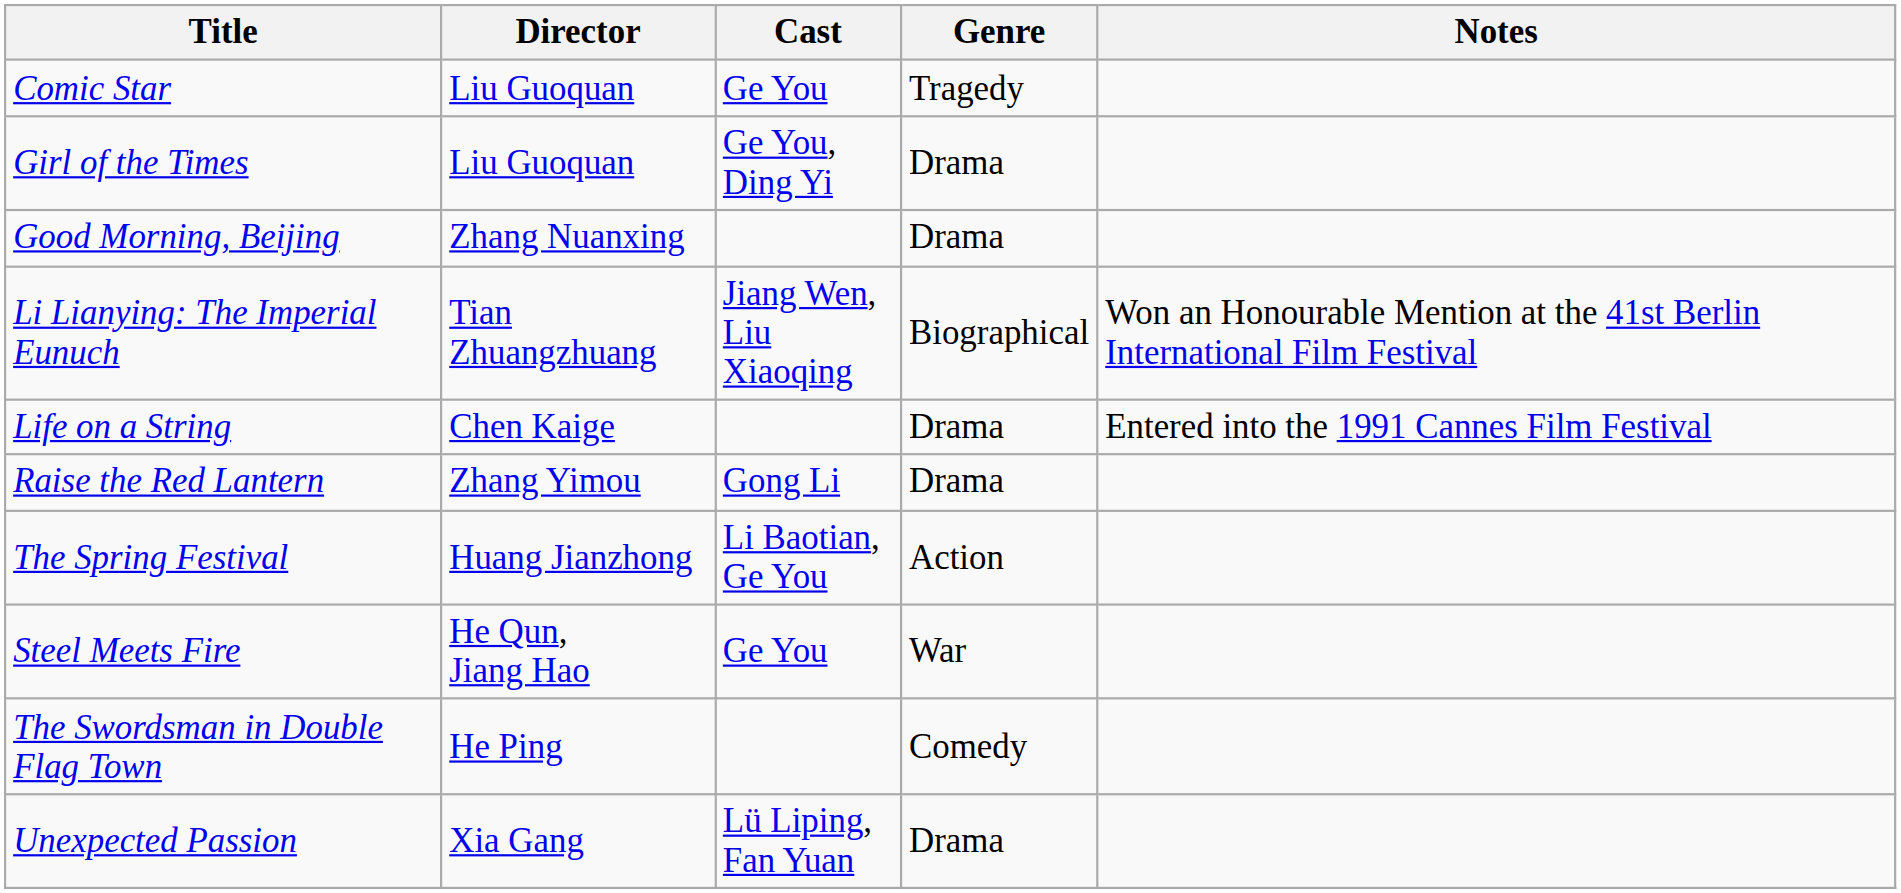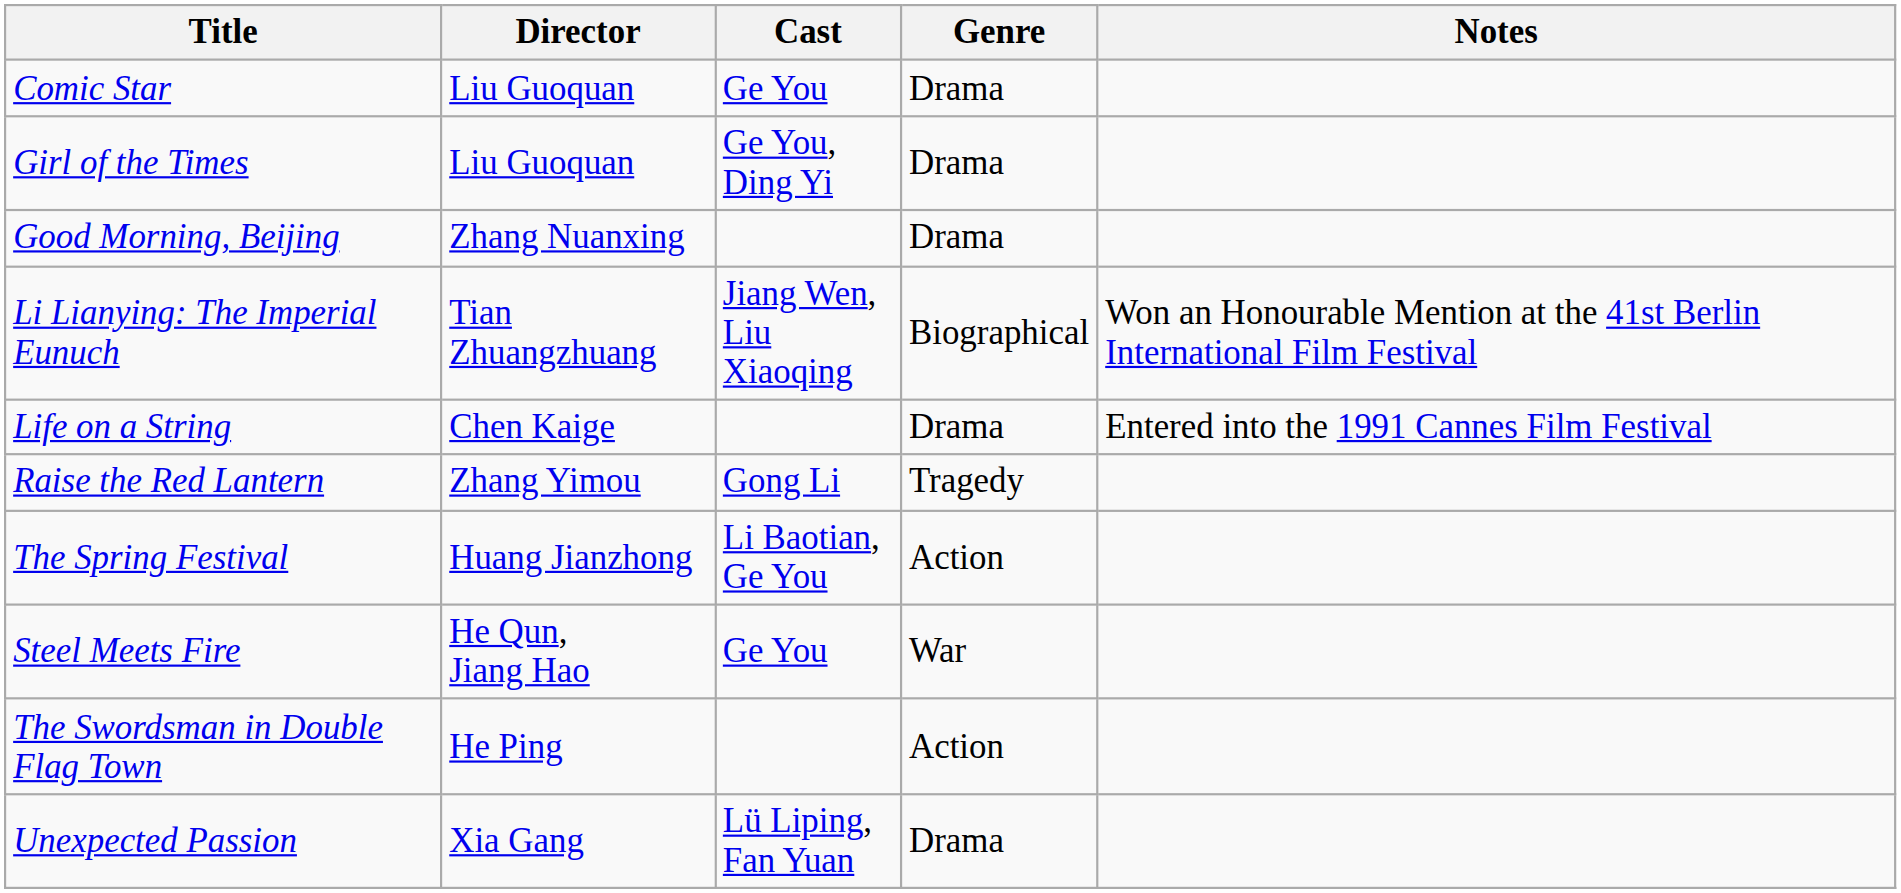(966, 87) Tragedy -> (956, 87) Drama
(956, 481) Drama -> (966, 481) Tragedy
(968, 745) Comedy -> (956, 745) Action
